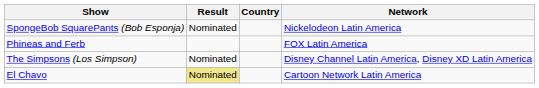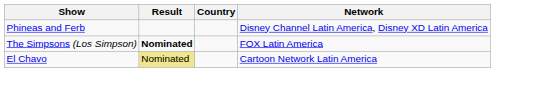- row: (95, 28)
(326, 43) FOX Latin America -> (364, 28) Disney Channel Latin America, Disney XD Latin America
(213, 59) normal -> (167, 43) bold
(408, 59) Disney Channel Latin America, Disney XD Latin America -> (281, 43) FOX Latin America
